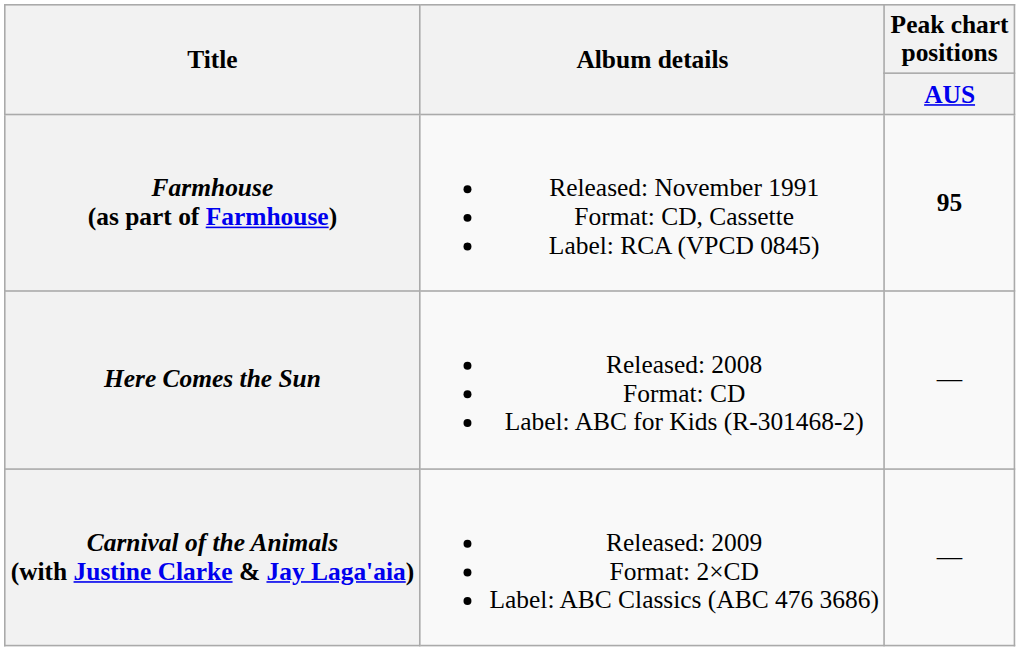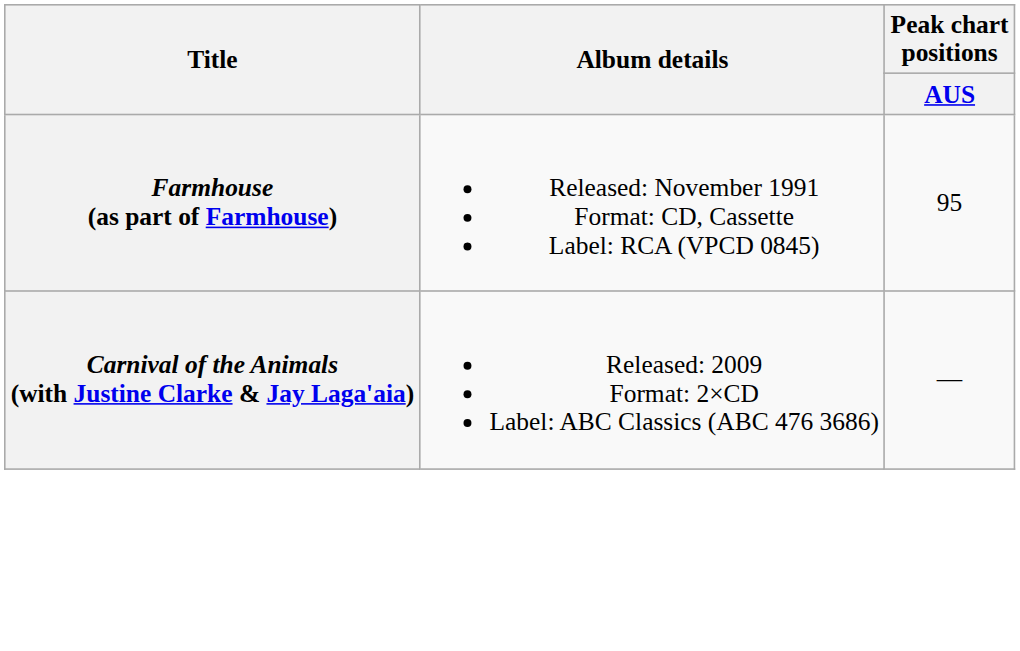(950, 202) bold -> (950, 202) normal
- row: (212, 379)
